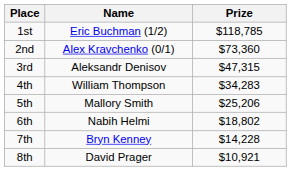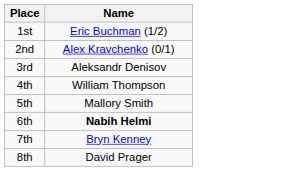- column: (239, 13)
(119, 121) normal -> (119, 121) bold
